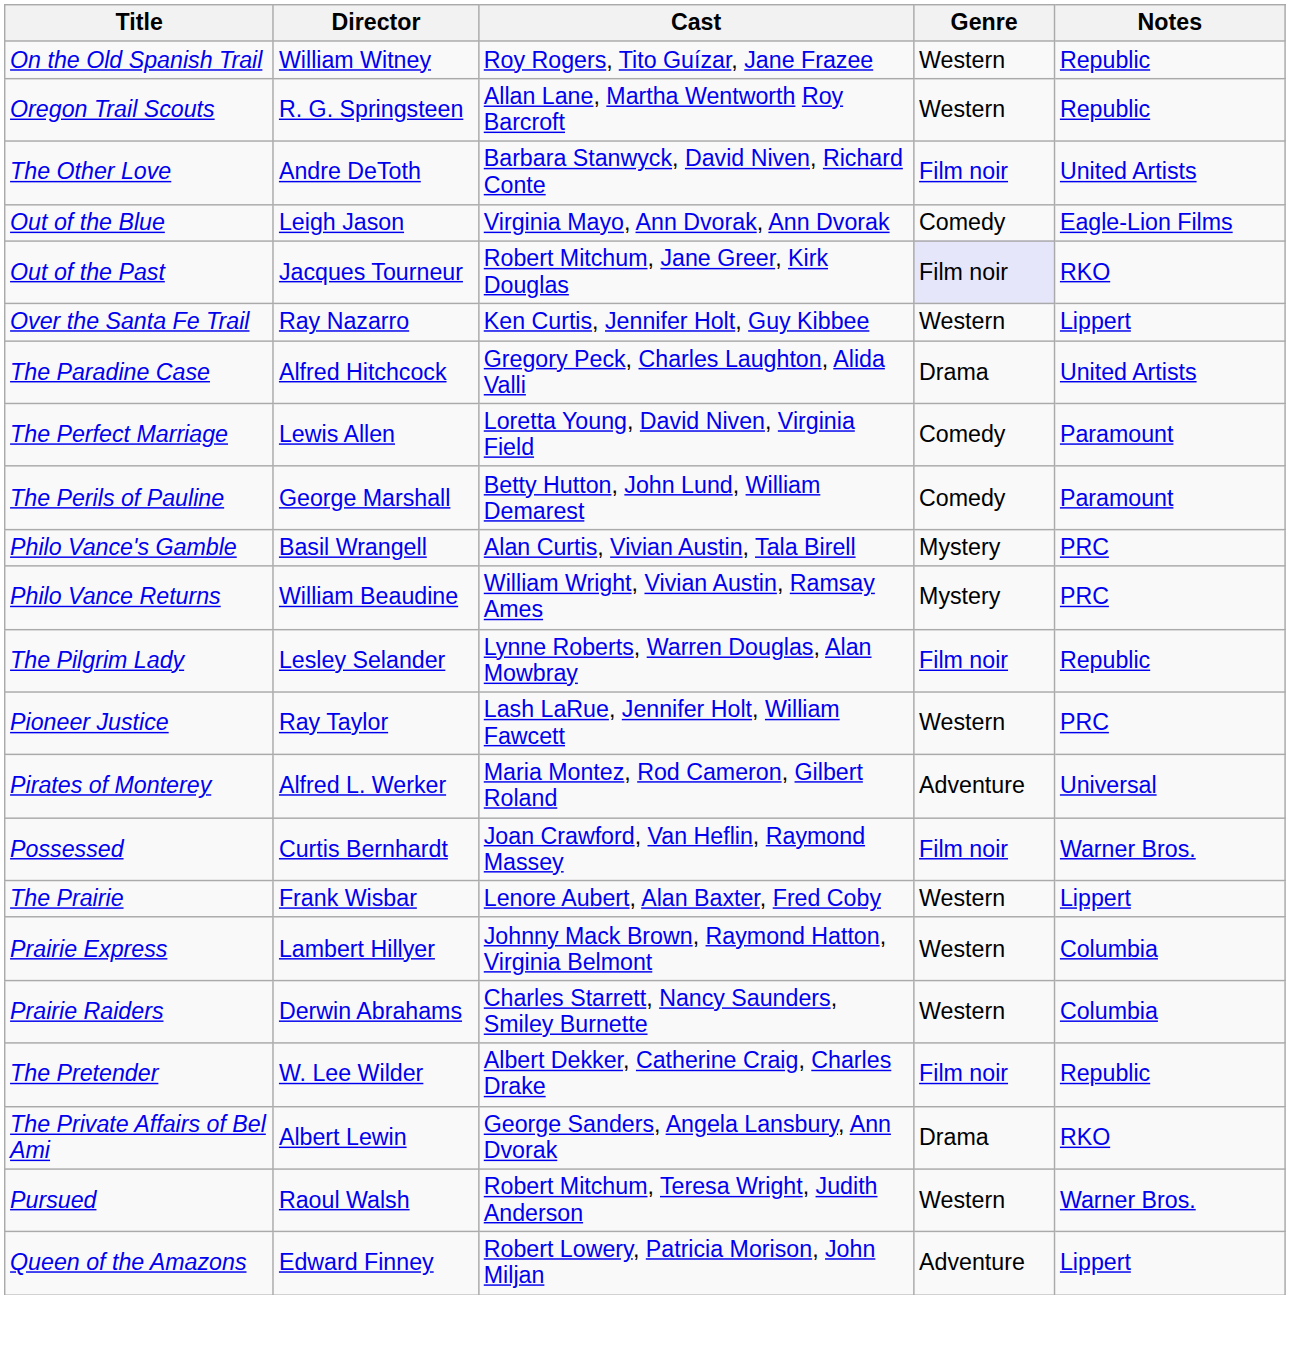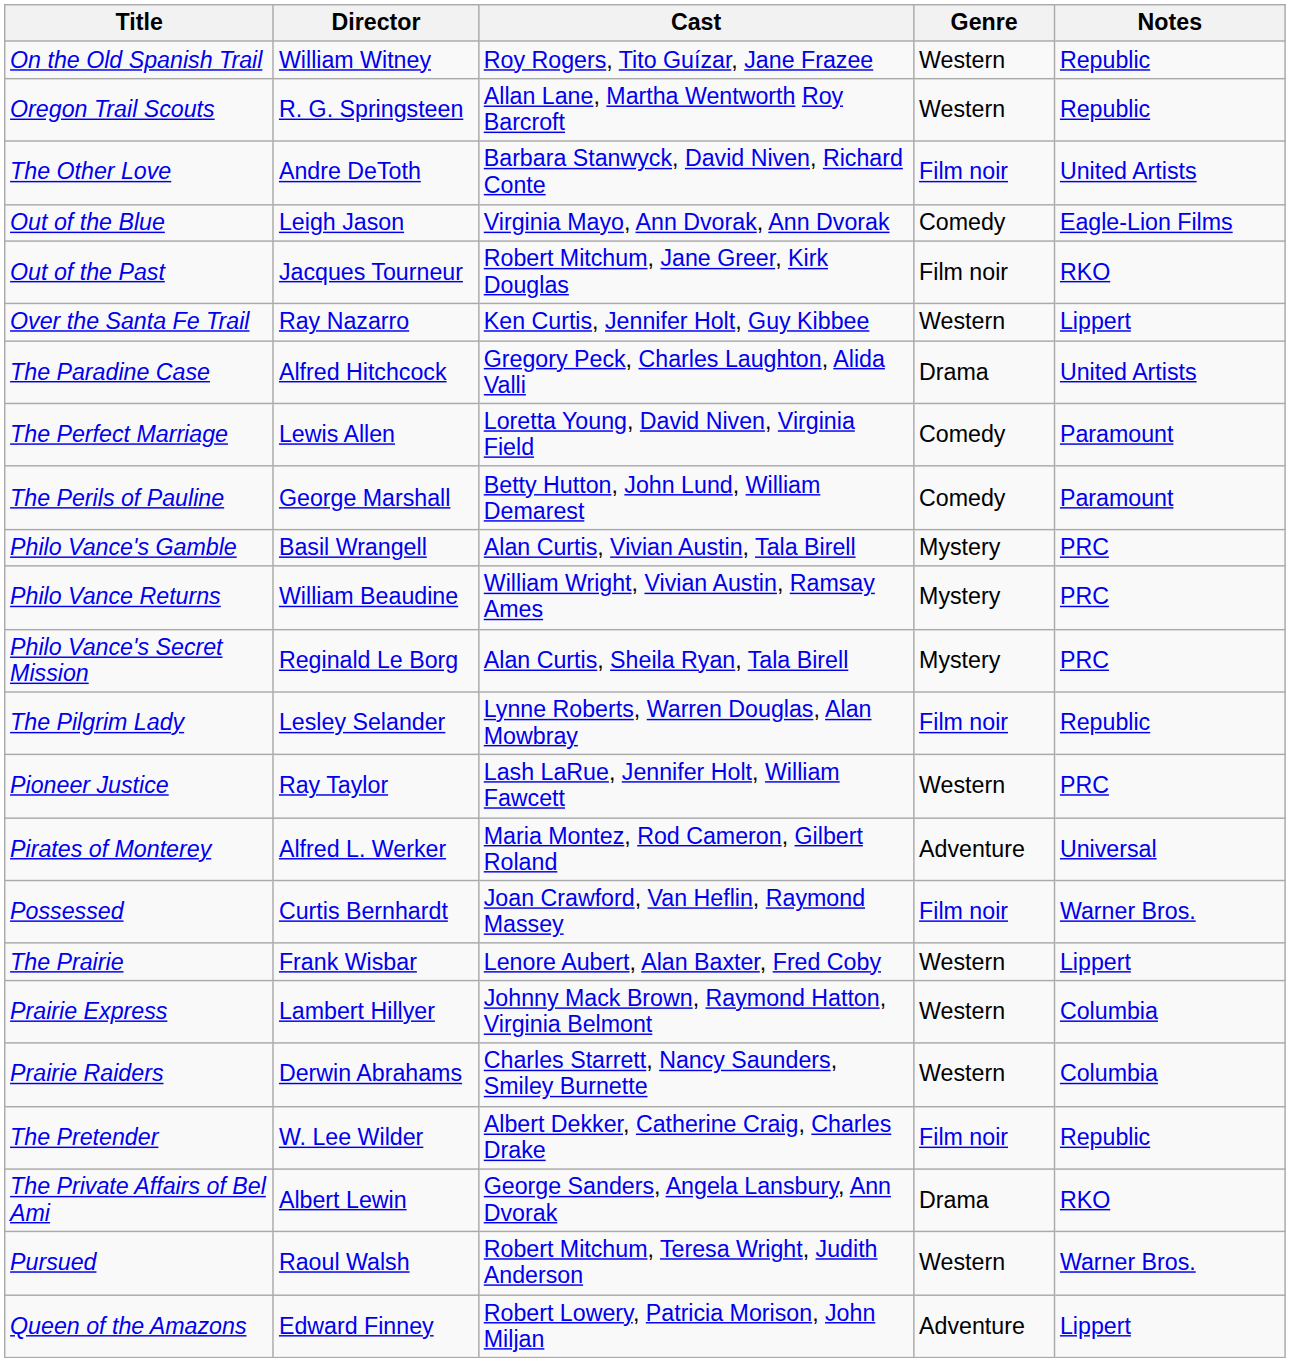(964, 272) lavender background -> (964, 272) no background
+ row: (116, 660)
